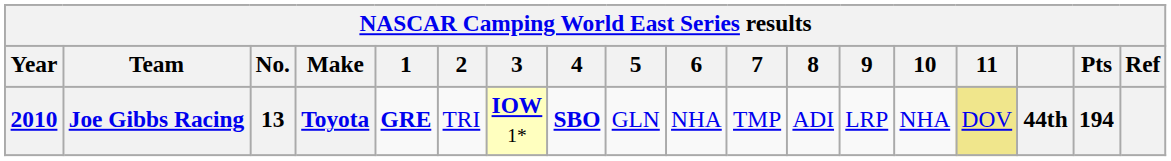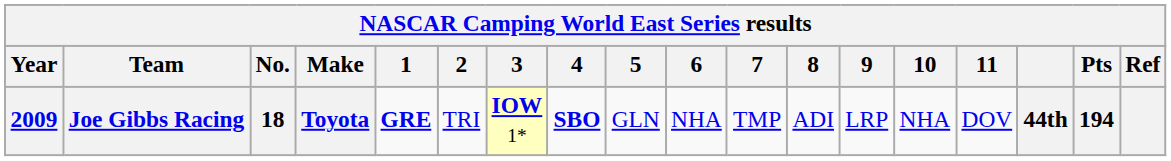(34, 120) 2010 -> (34, 120) 2009
(273, 120) 13 -> (273, 120) 18
(987, 120) khaki background -> (987, 120) no background
